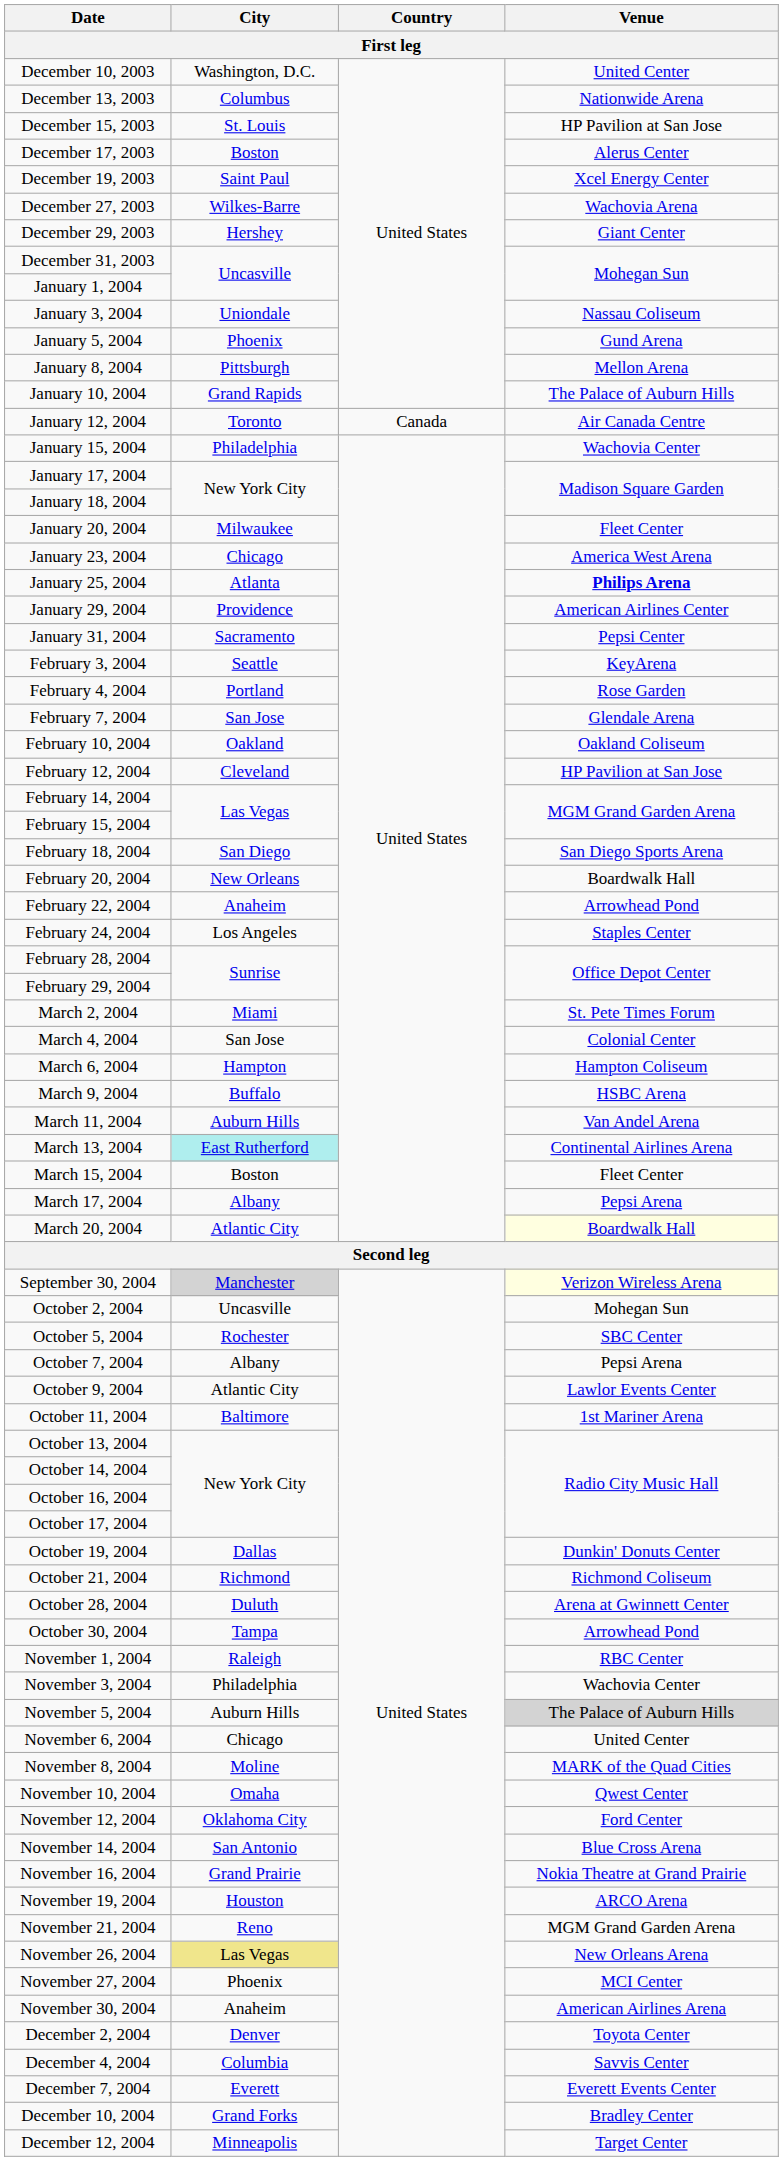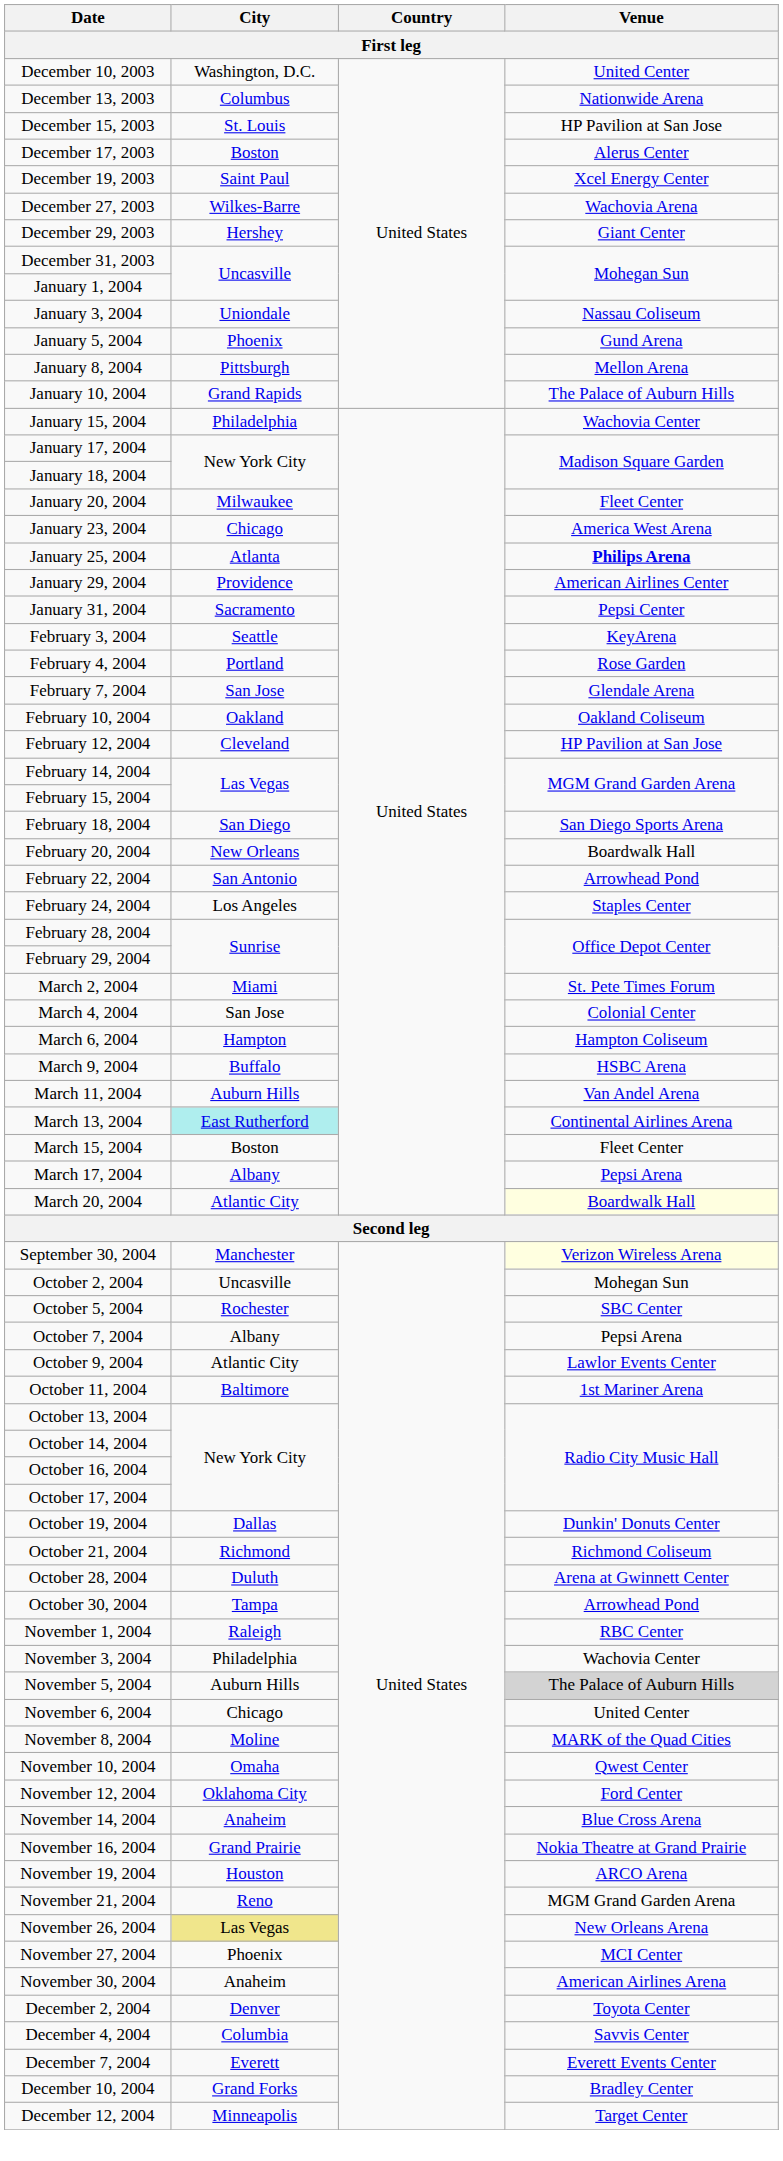- row: (88, 421)
(255, 905) Anaheim -> (255, 878) San Antonio
(255, 1282) lightgrey background -> (255, 1255) no background
(255, 1846) San Antonio -> (255, 1820) Anaheim
